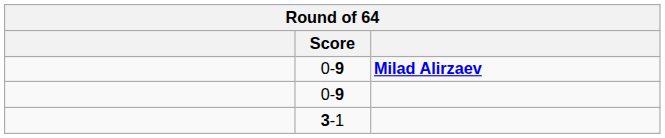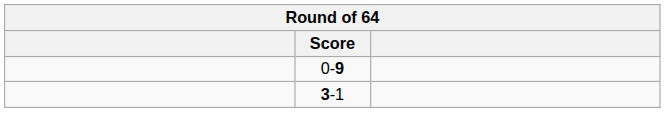- row: (332, 69)
